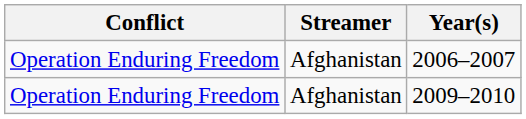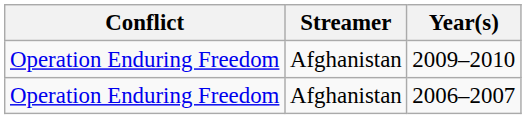rows swapped: (464, 58) <-> (464, 95)
